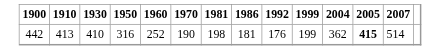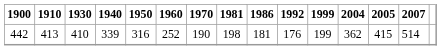+ column: (110, 14)
(368, 34) bold -> (383, 34) normal
